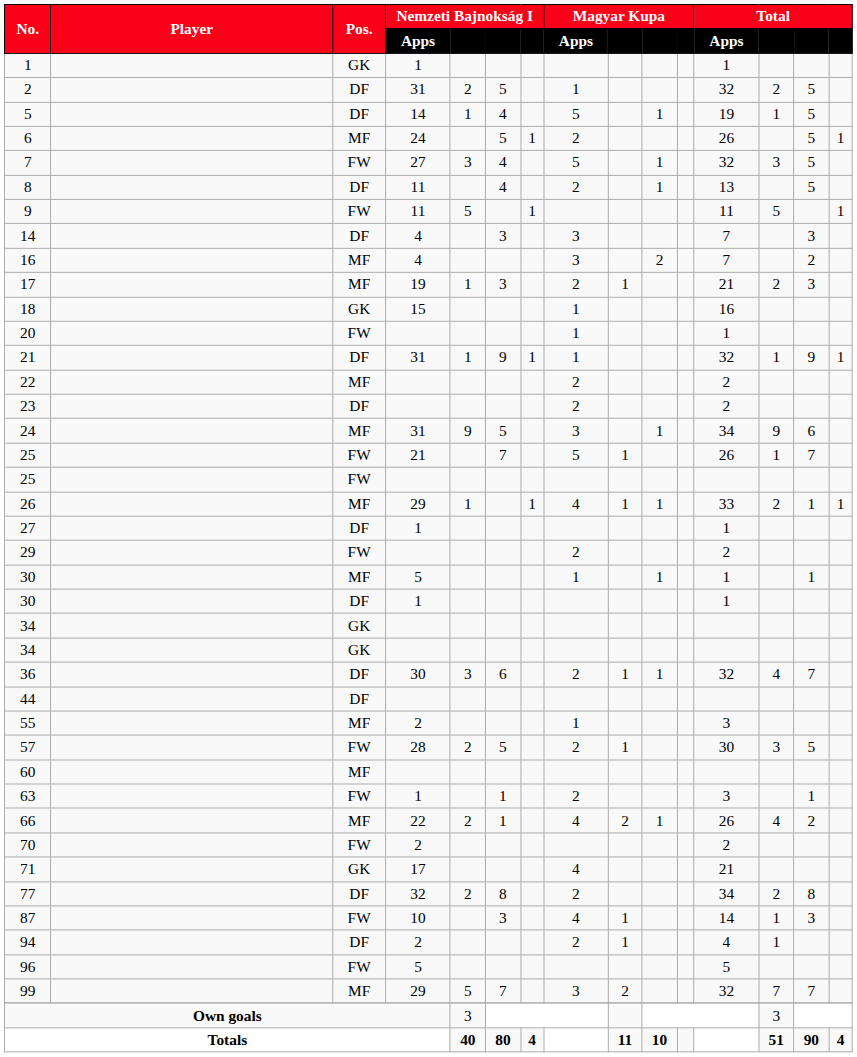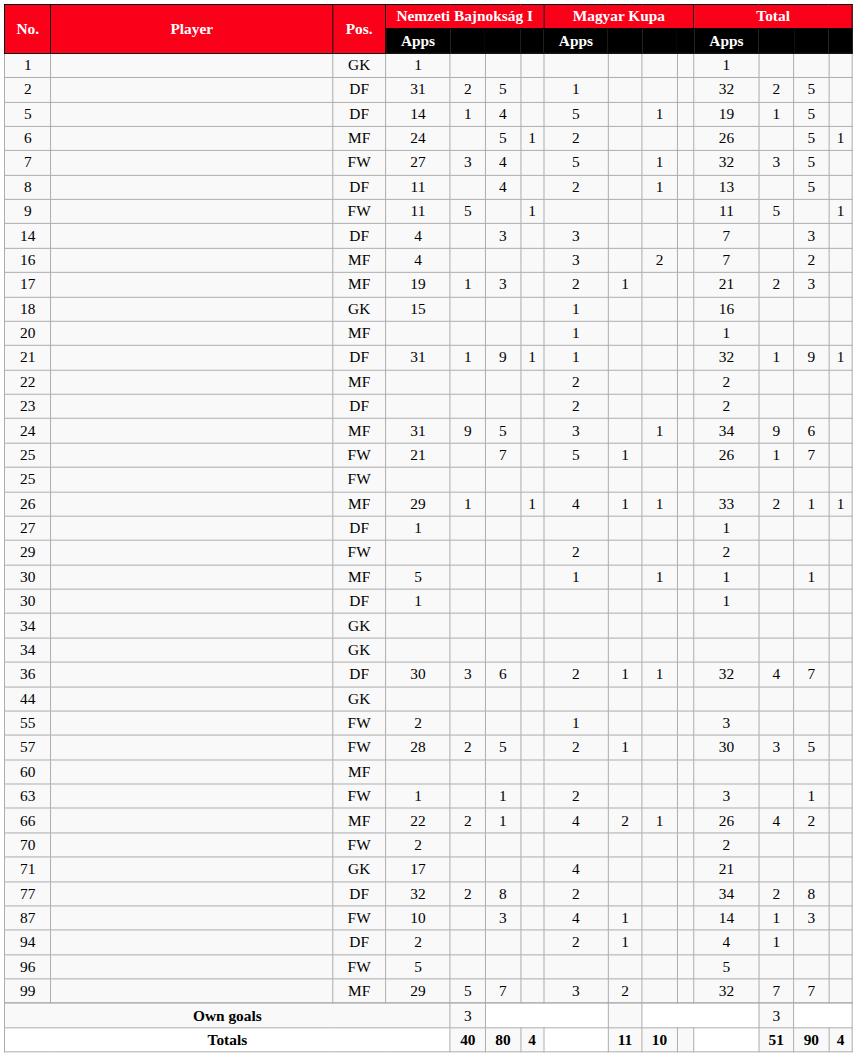(359, 333) FW -> (359, 333) MF
(359, 698) DF -> (359, 698) GK
(359, 723) MF -> (359, 723) FW
